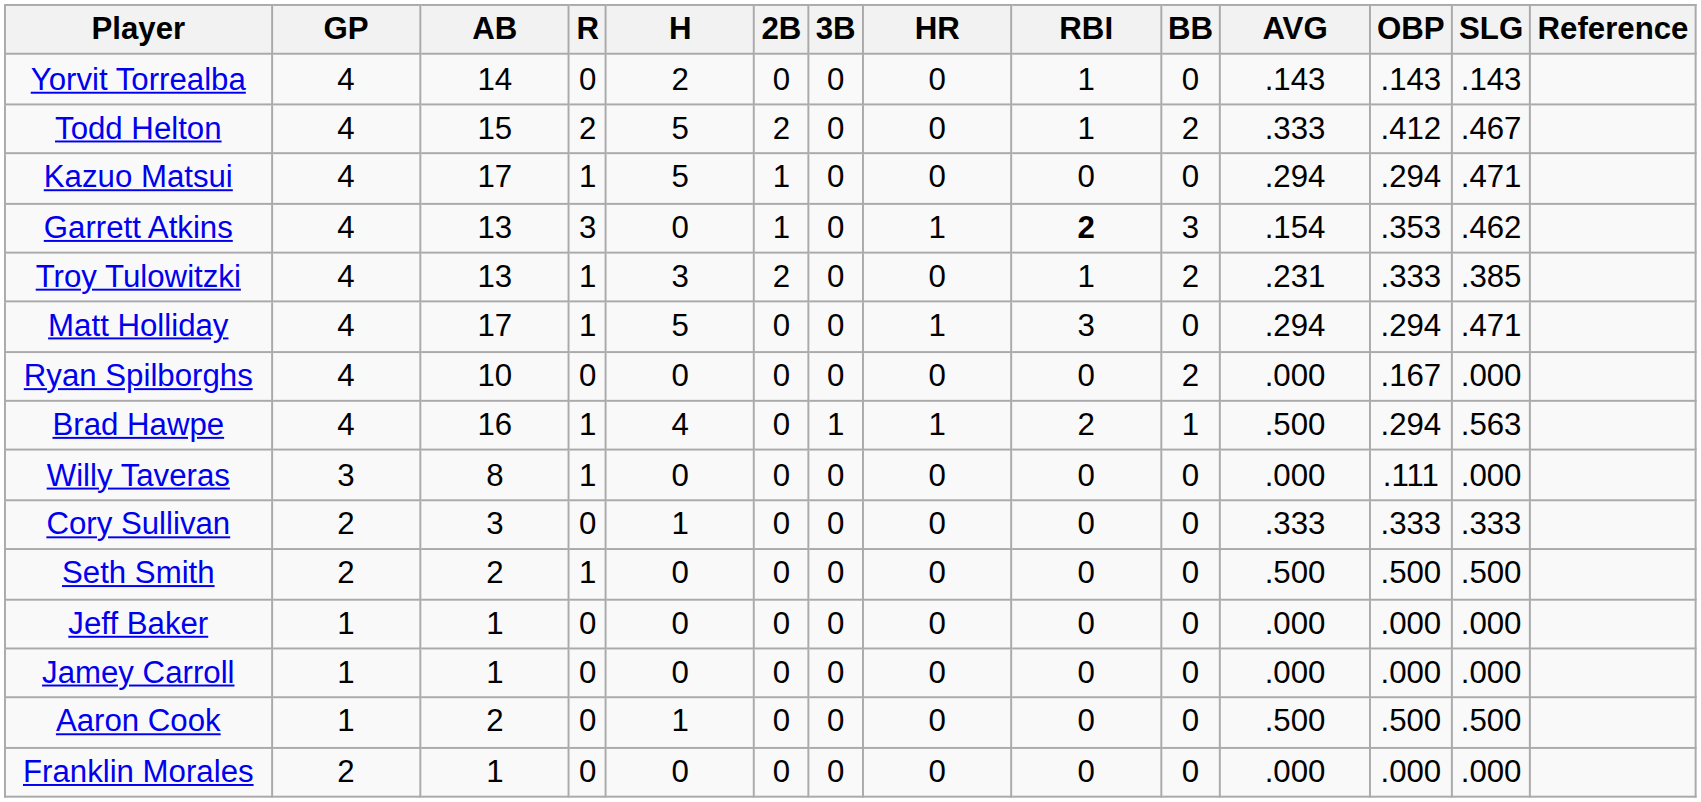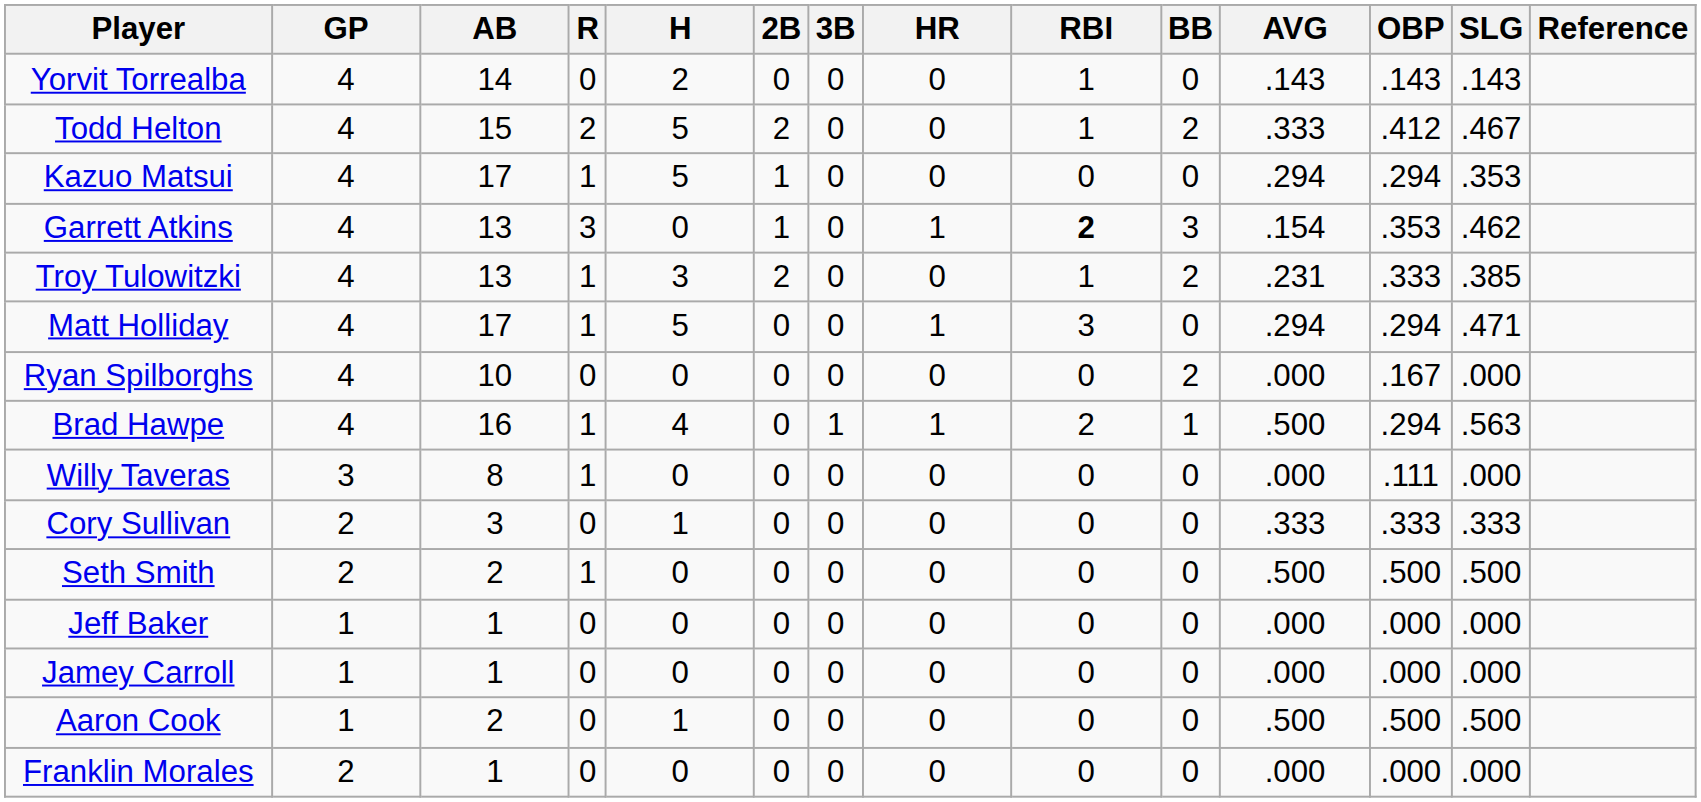(1491, 177) .471 -> (1491, 177) .353
